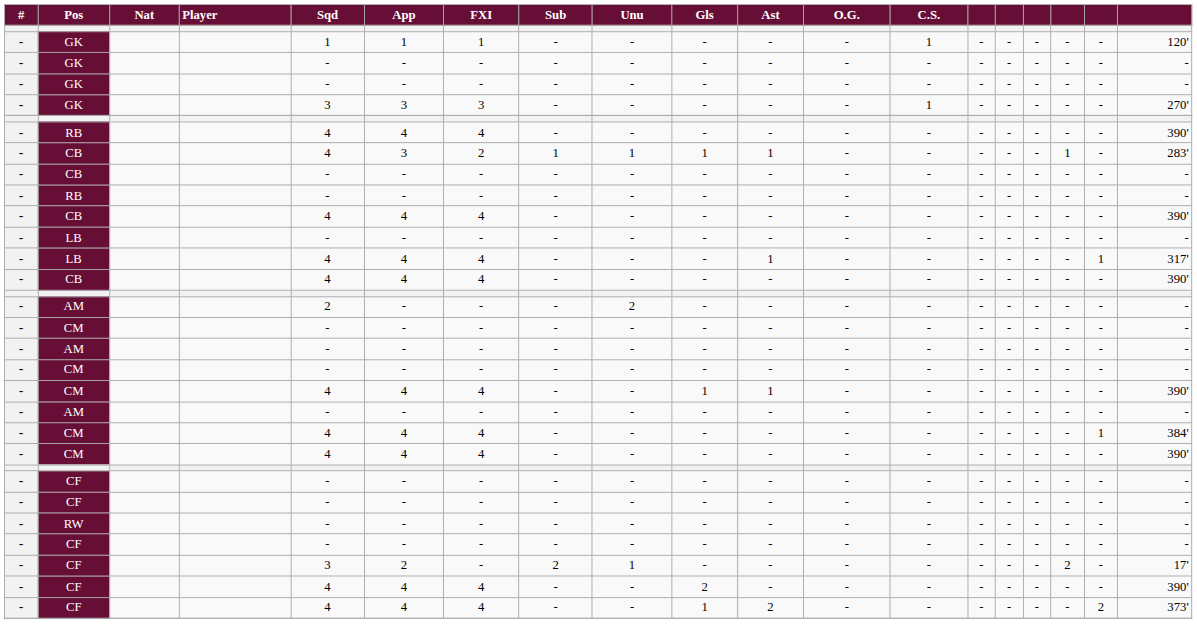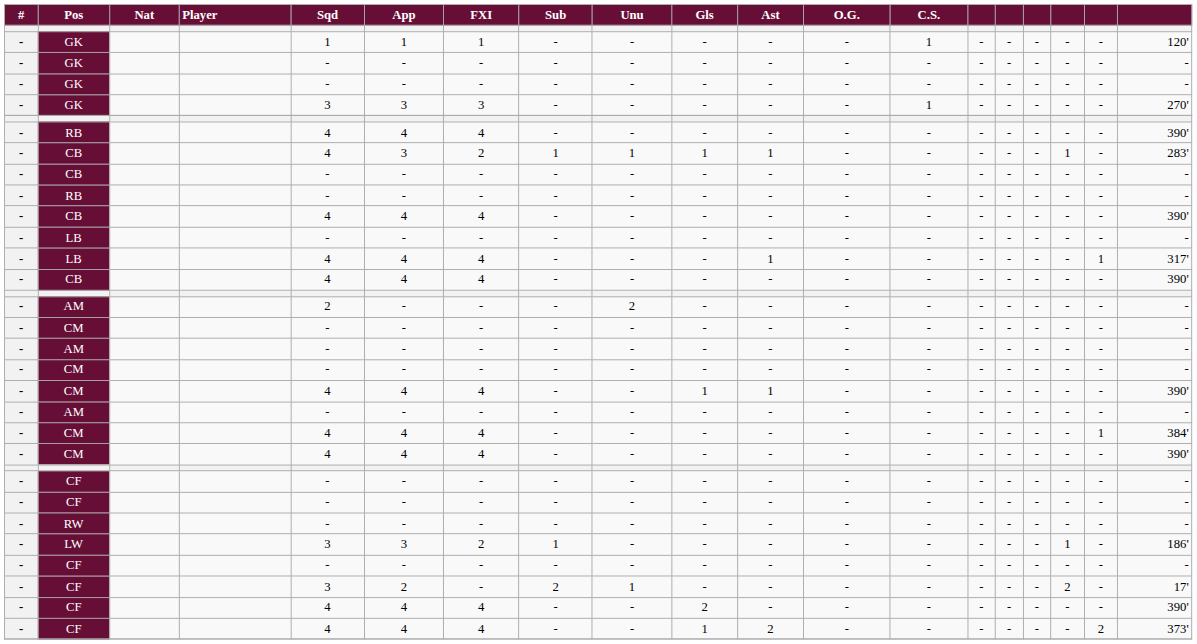+ row: (21, 544)
